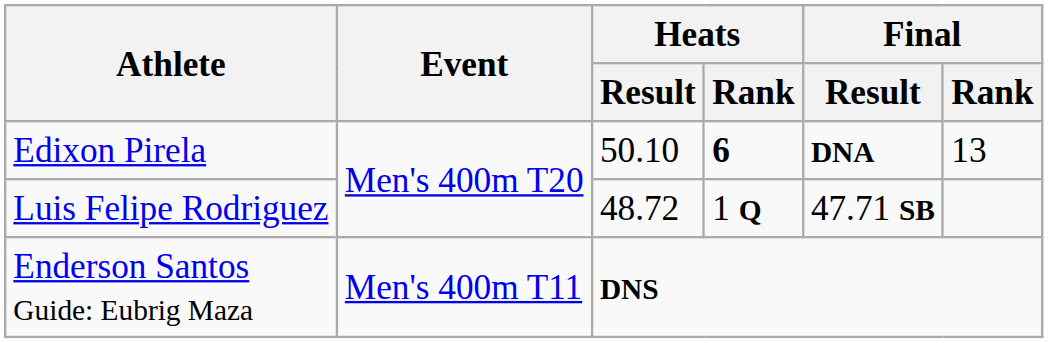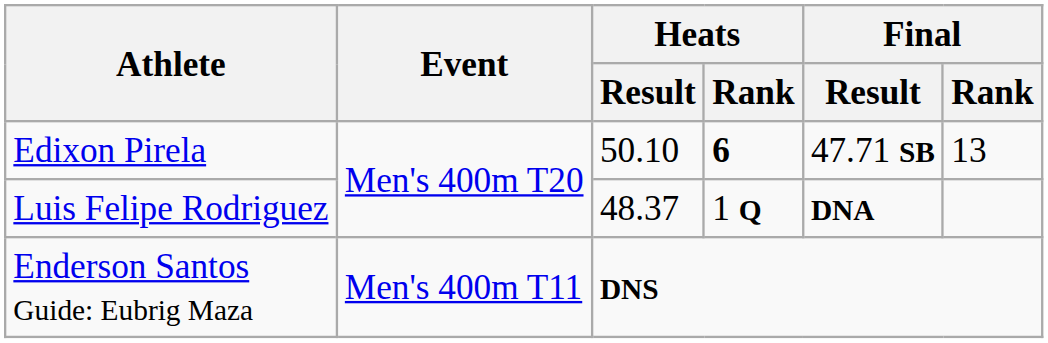(843, 150) DNA -> (873, 150) 47.71 SB
(640, 208) 48.72 -> (640, 208) 48.37
(873, 208) 47.71 SB -> (843, 208) DNA
